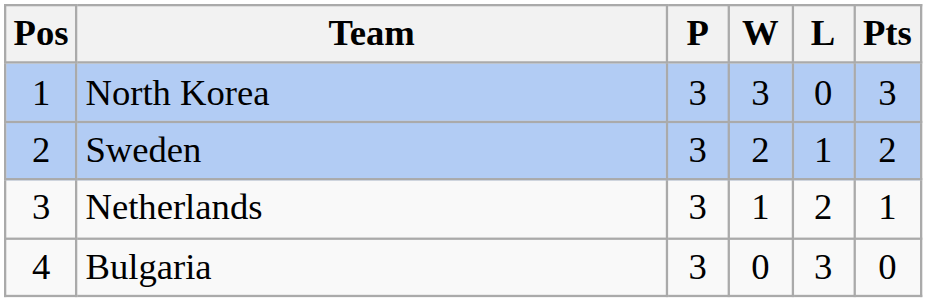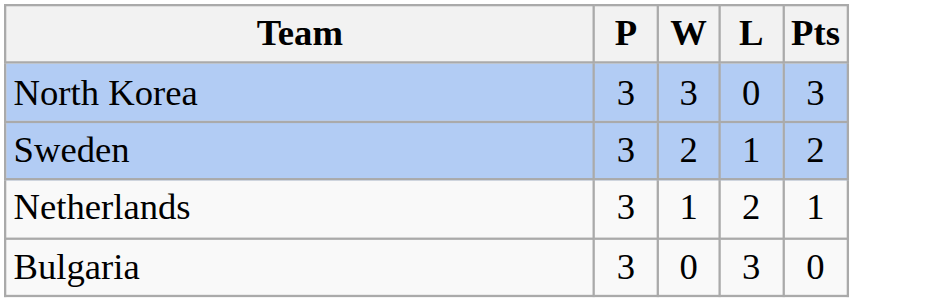- column: (41, 33)
